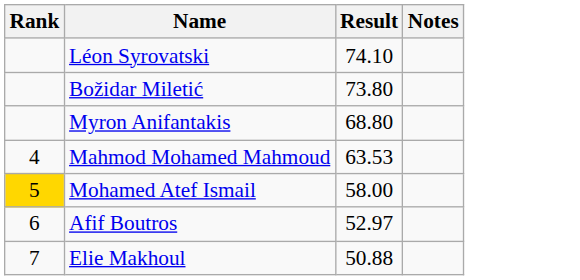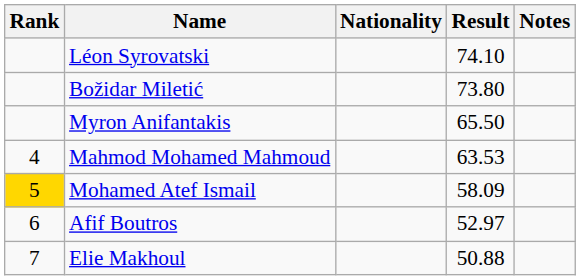+ column: (391, 21)
(369, 122) 68.80 -> (481, 122) 65.50
(369, 190) 58.00 -> (481, 190) 58.09
